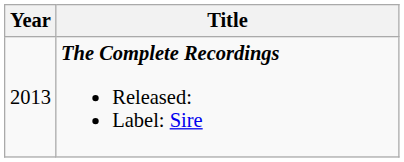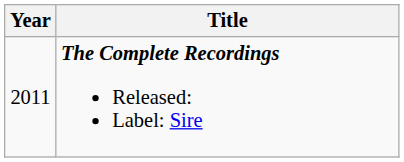(30, 96) 2013 -> (30, 96) 2011
